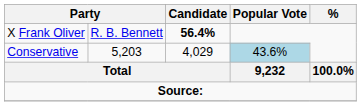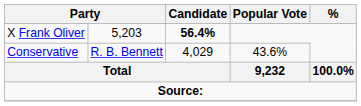(127, 33) R. B. Bennett -> (127, 33) 5,203
(127, 52) 5,203 -> (127, 52) R. B. Bennett
(270, 52) lightblue background -> (270, 52) no background
